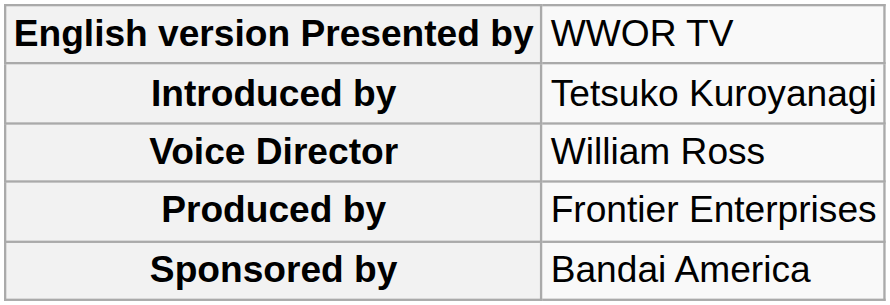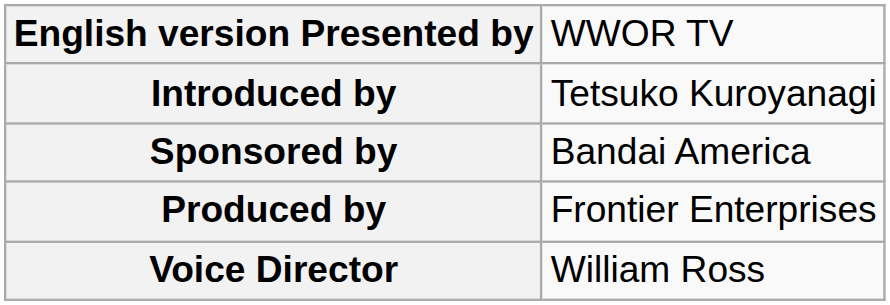rows swapped: (274, 151) <-> (274, 269)
